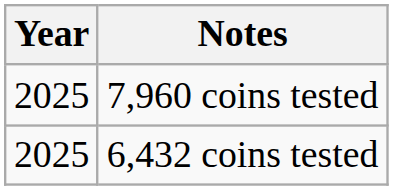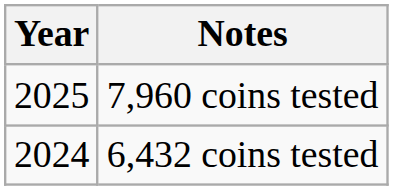(52, 154) 2025 -> (52, 154) 2024
